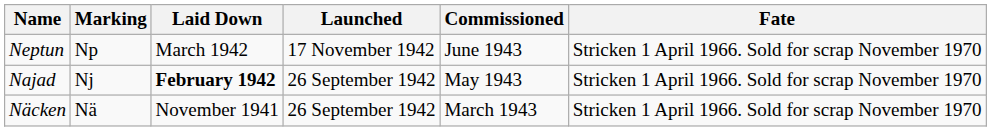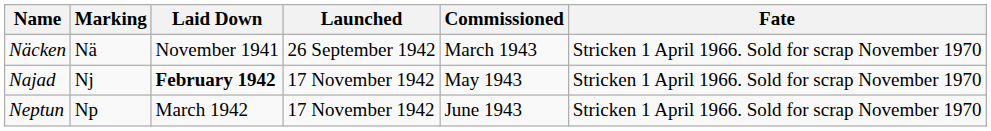rows swapped: (38, 110) <-> (36, 49)
(362, 79) 26 September 1942 -> (361, 79) 17 November 1942
